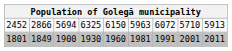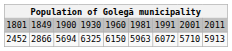rows swapped: (17, 39) <-> (17, 25)
